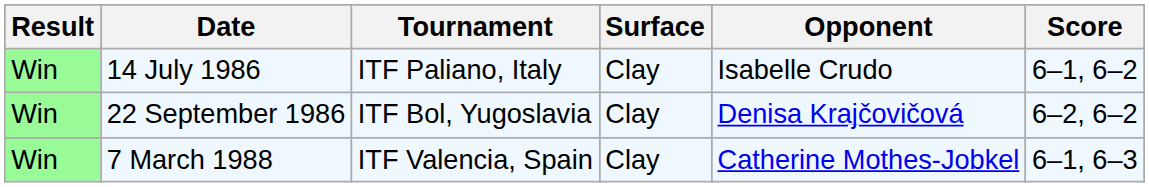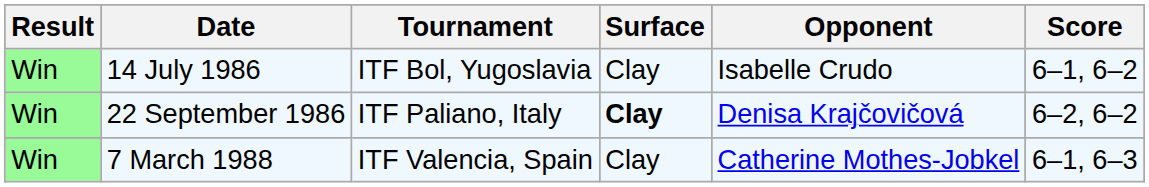(460, 70) ITF Paliano, Italy -> (475, 70) ITF Bol, Yugoslavia
(475, 114) ITF Bol, Yugoslavia -> (460, 114) ITF Paliano, Italy
(633, 114) normal -> (634, 114) bold
